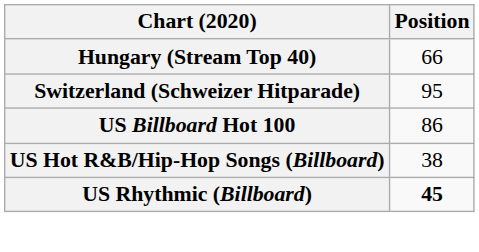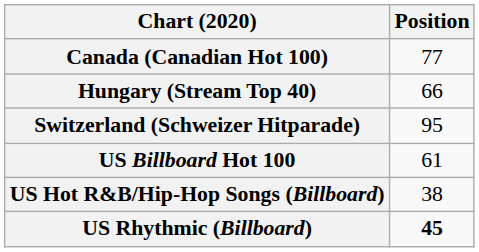+ row: (197, 56)
(432, 125) 86 -> (432, 159) 61
